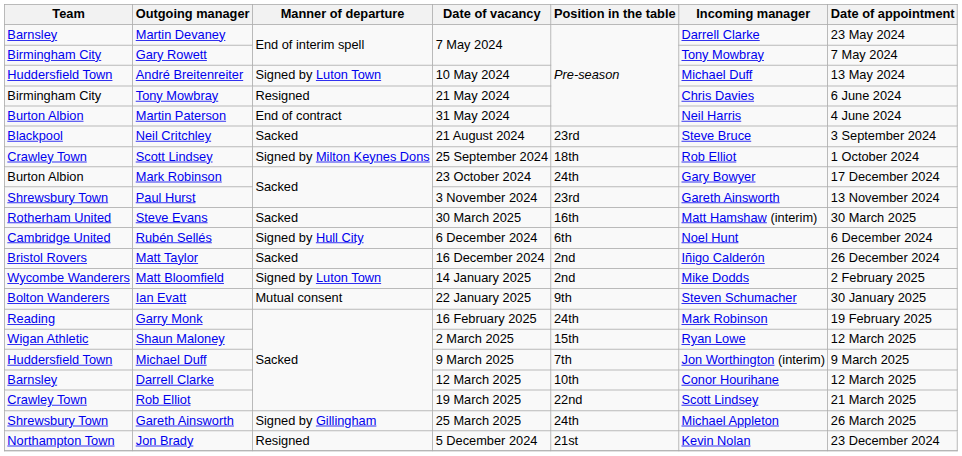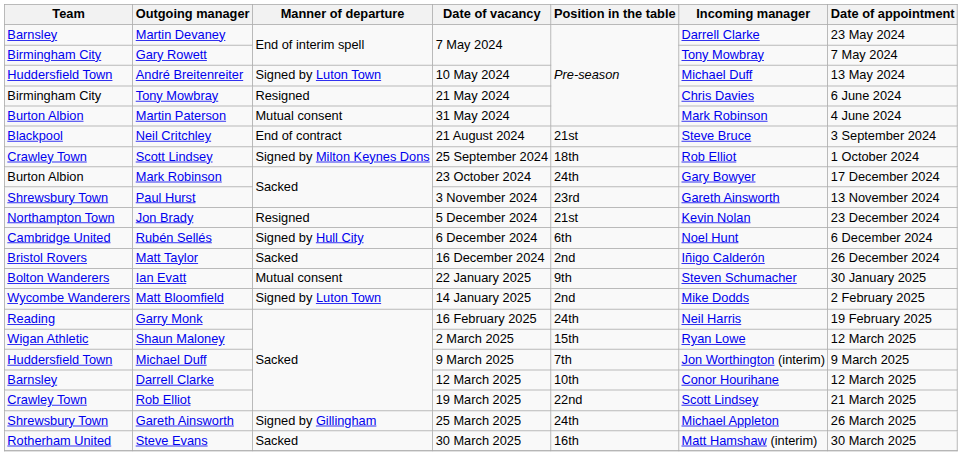(298, 116) End of contract -> (299, 116) Mutual consent
(711, 116) Neil Harris -> (725, 116) Mark Robinson
(277, 136) Sacked -> (298, 136) End of contract
(567, 136) 23rd -> (566, 136) 21st
rows swapped: (165, 440) <-> (172, 217)
rows swapped: (180, 278) <-> (161, 298)
(725, 319) Mark Robinson -> (711, 319) Neil Harris
